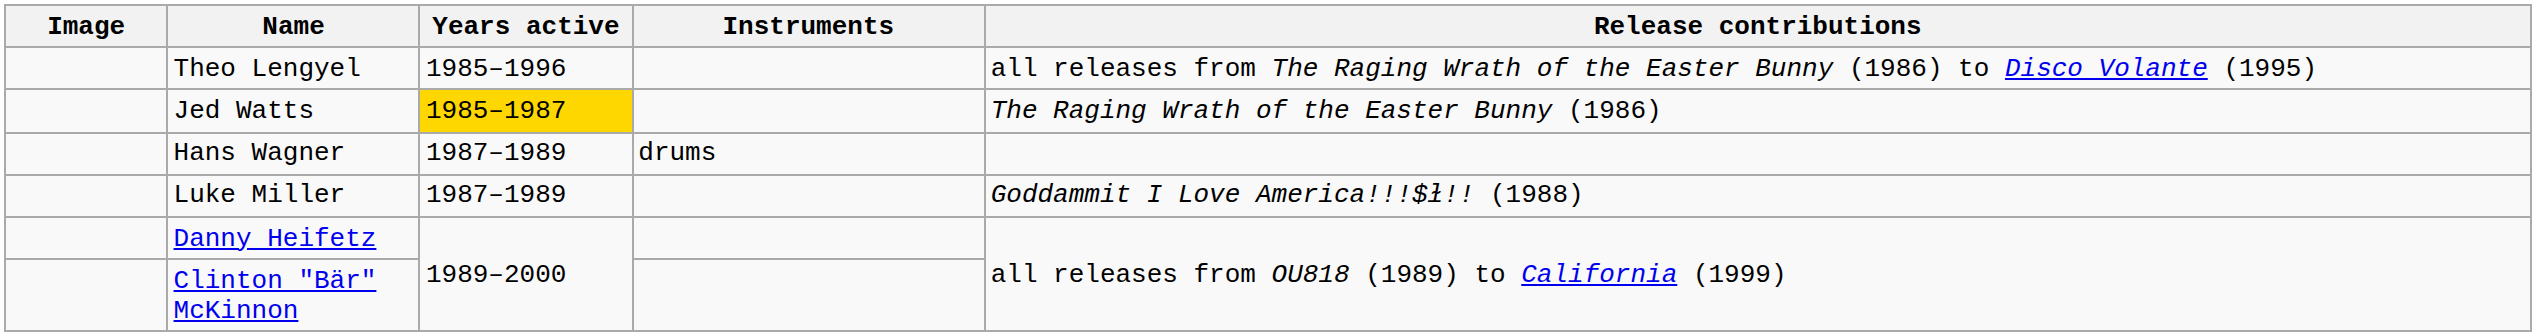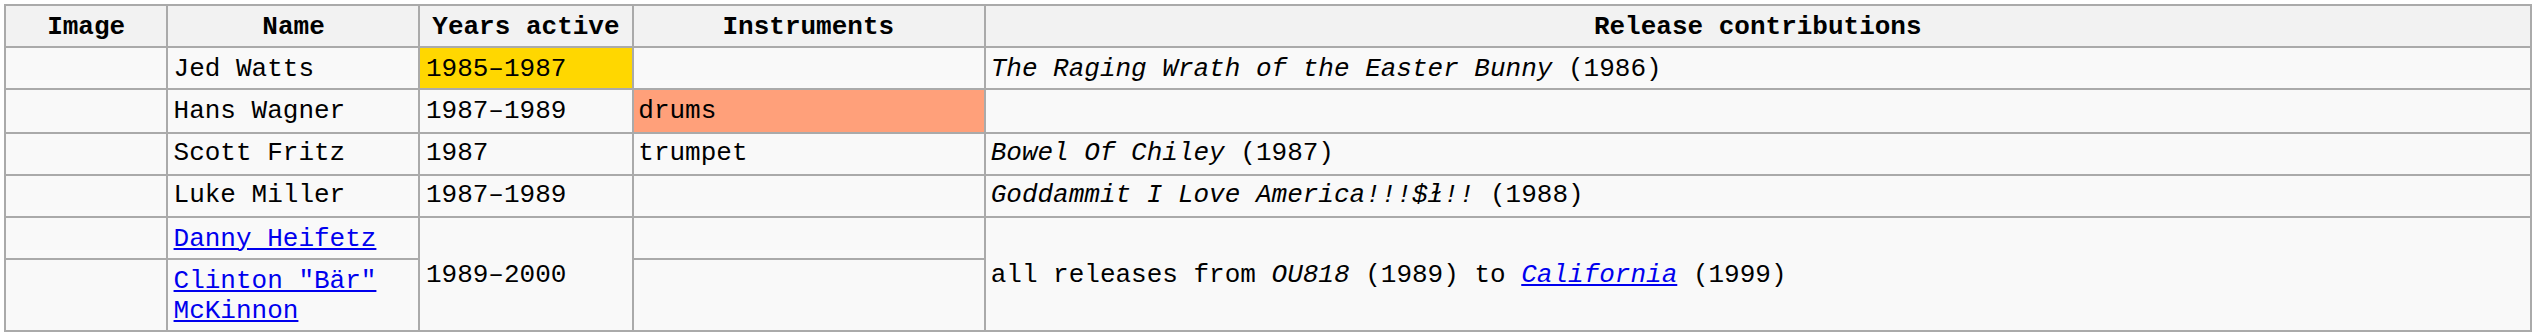- row: (267, 69)
(677, 153) no background -> (677, 111) lightsalmon background
+ row: (259, 153)
